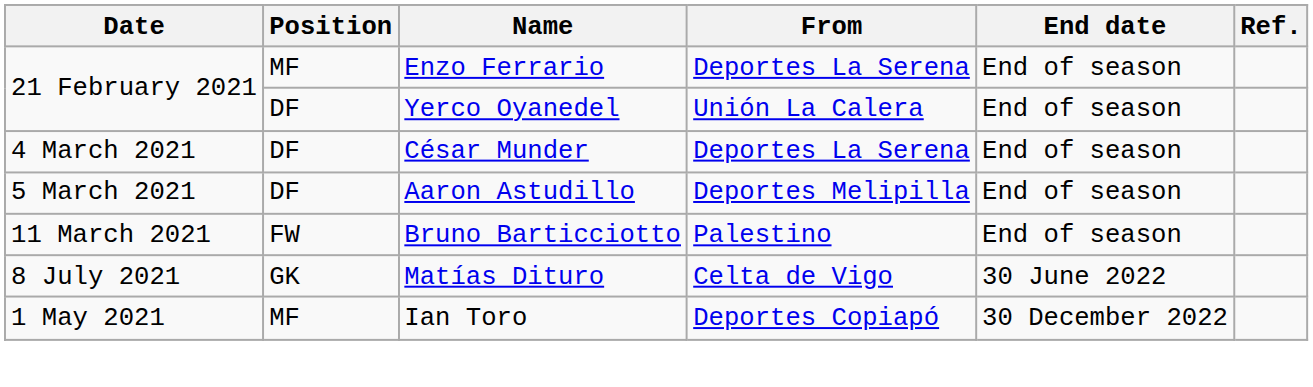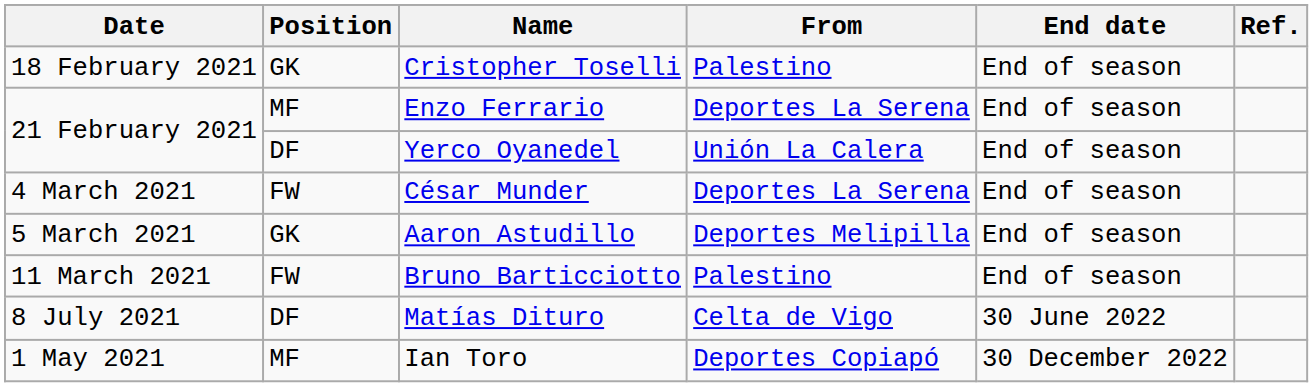+ row: (543, 68)
(285, 151) DF -> (285, 193) FW
(285, 193) DF -> (285, 235) GK
(285, 276) GK -> (285, 318) DF
